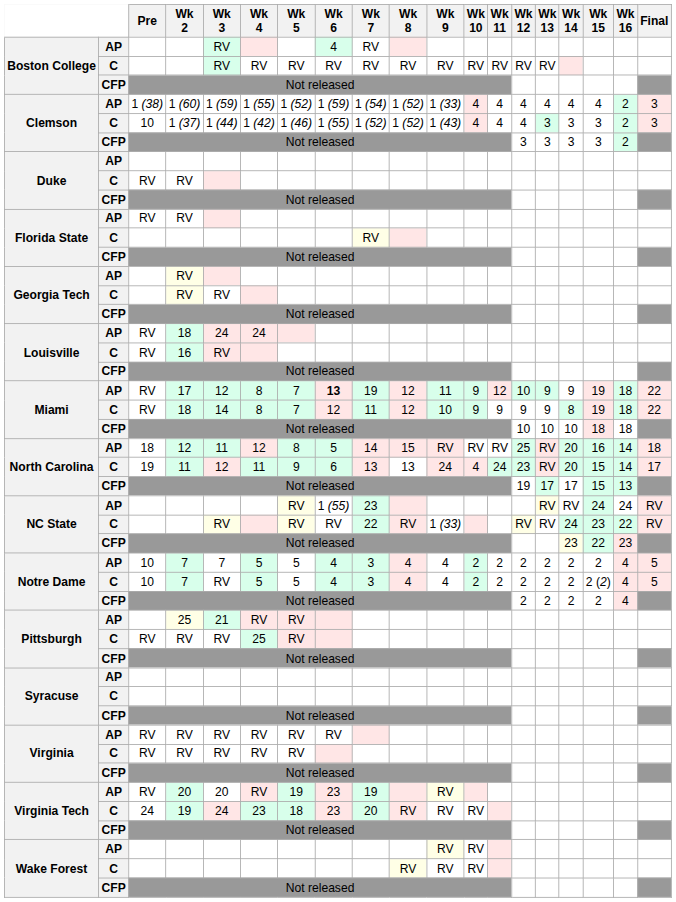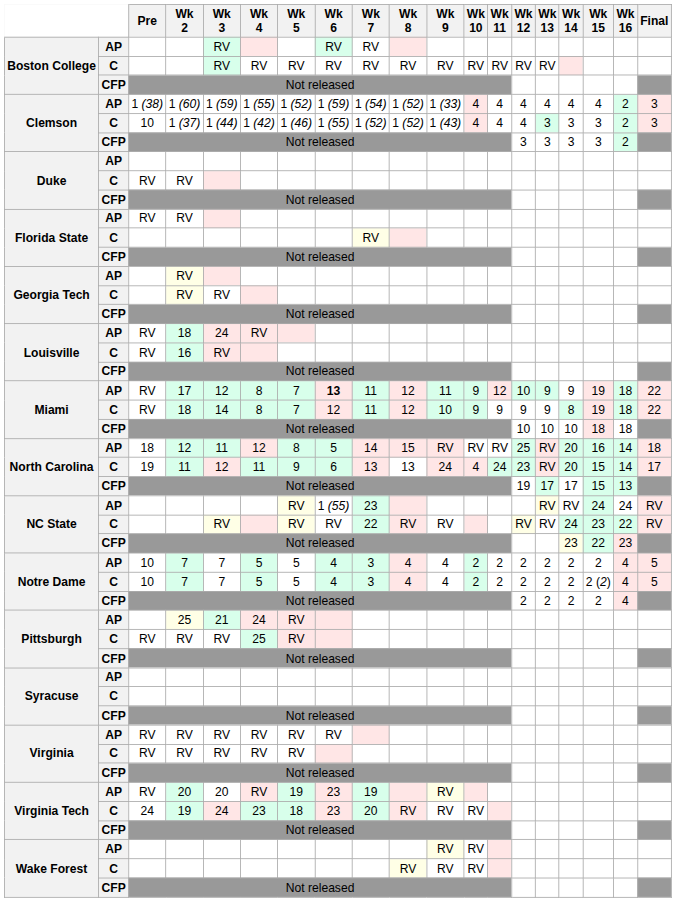(334, 47) 4 -> (334, 47) RV
(259, 334) 24 -> (259, 334) RV
(371, 391) 19 -> (371, 391) 11
(445, 525) 1 (33) -> (445, 525) RV
(222, 582) RV -> (222, 582) 7
(259, 620) RV -> (259, 620) 24
